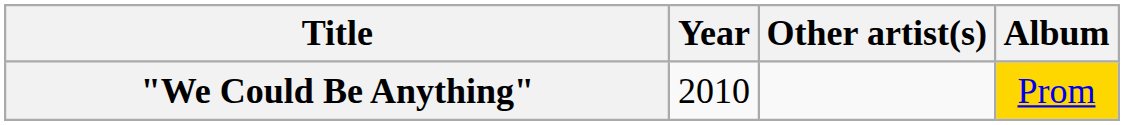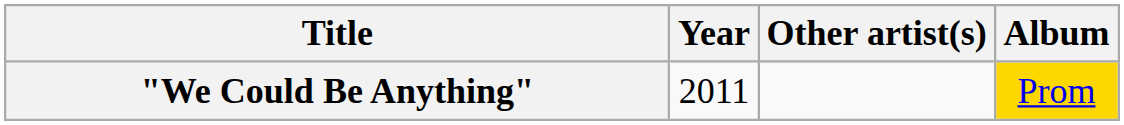(714, 90) 2010 -> (714, 90) 2011
